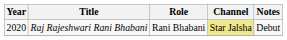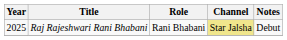(16, 27) 2020 -> (16, 27) 2025
